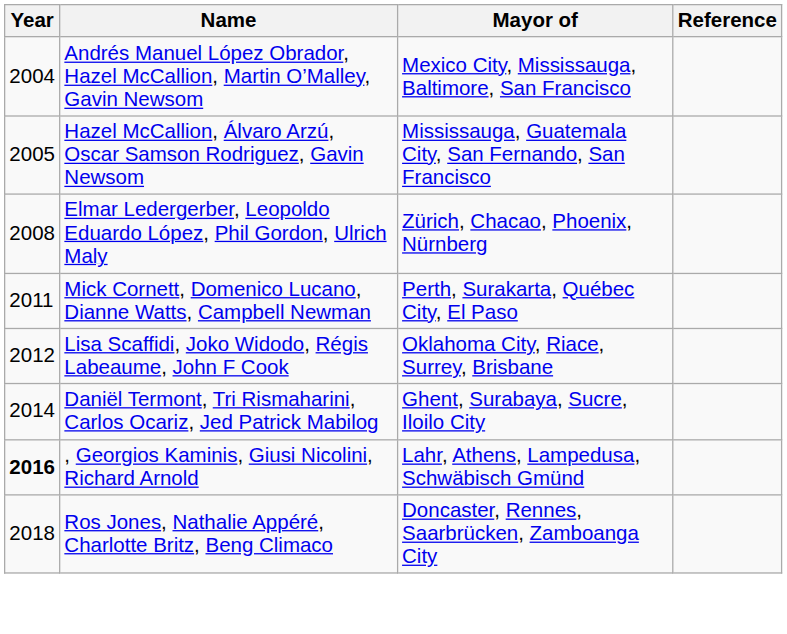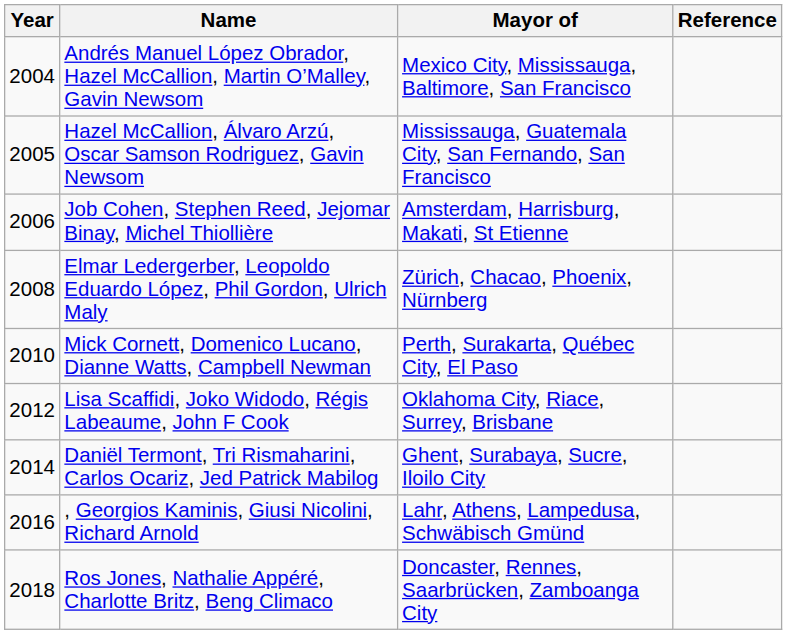+ row: (227, 221)
(31, 300) 2011 -> (32, 355) 2010
(32, 466) bold -> (32, 522) normal
